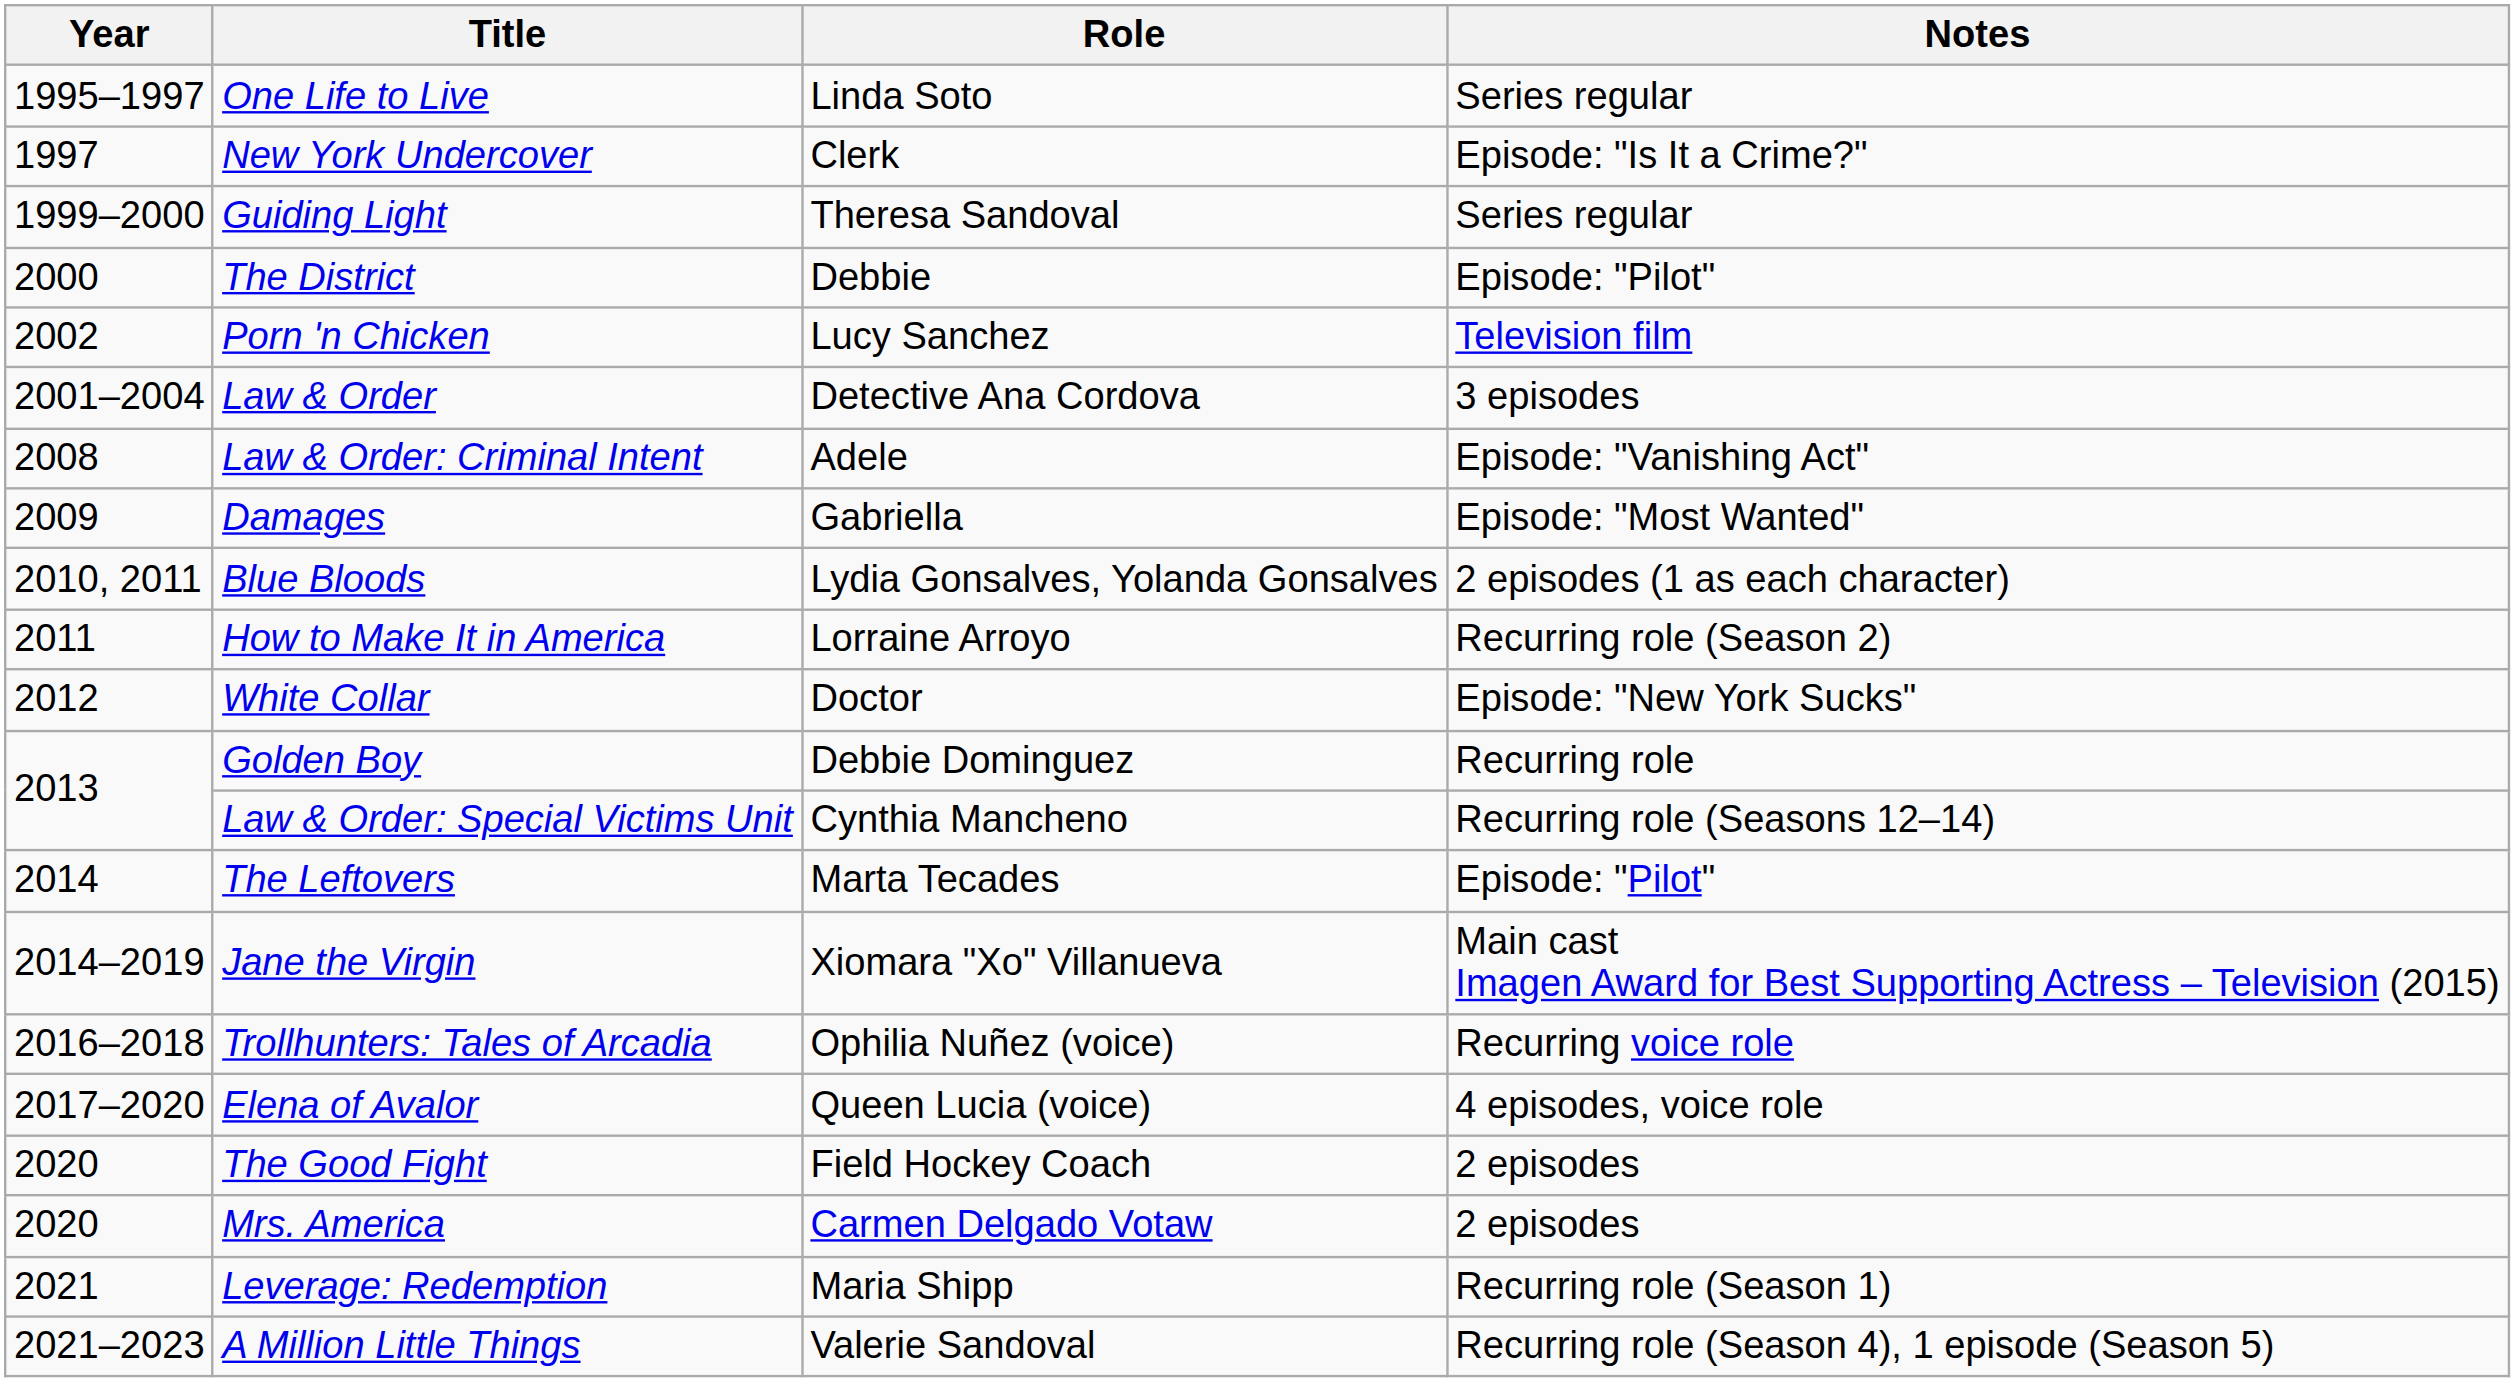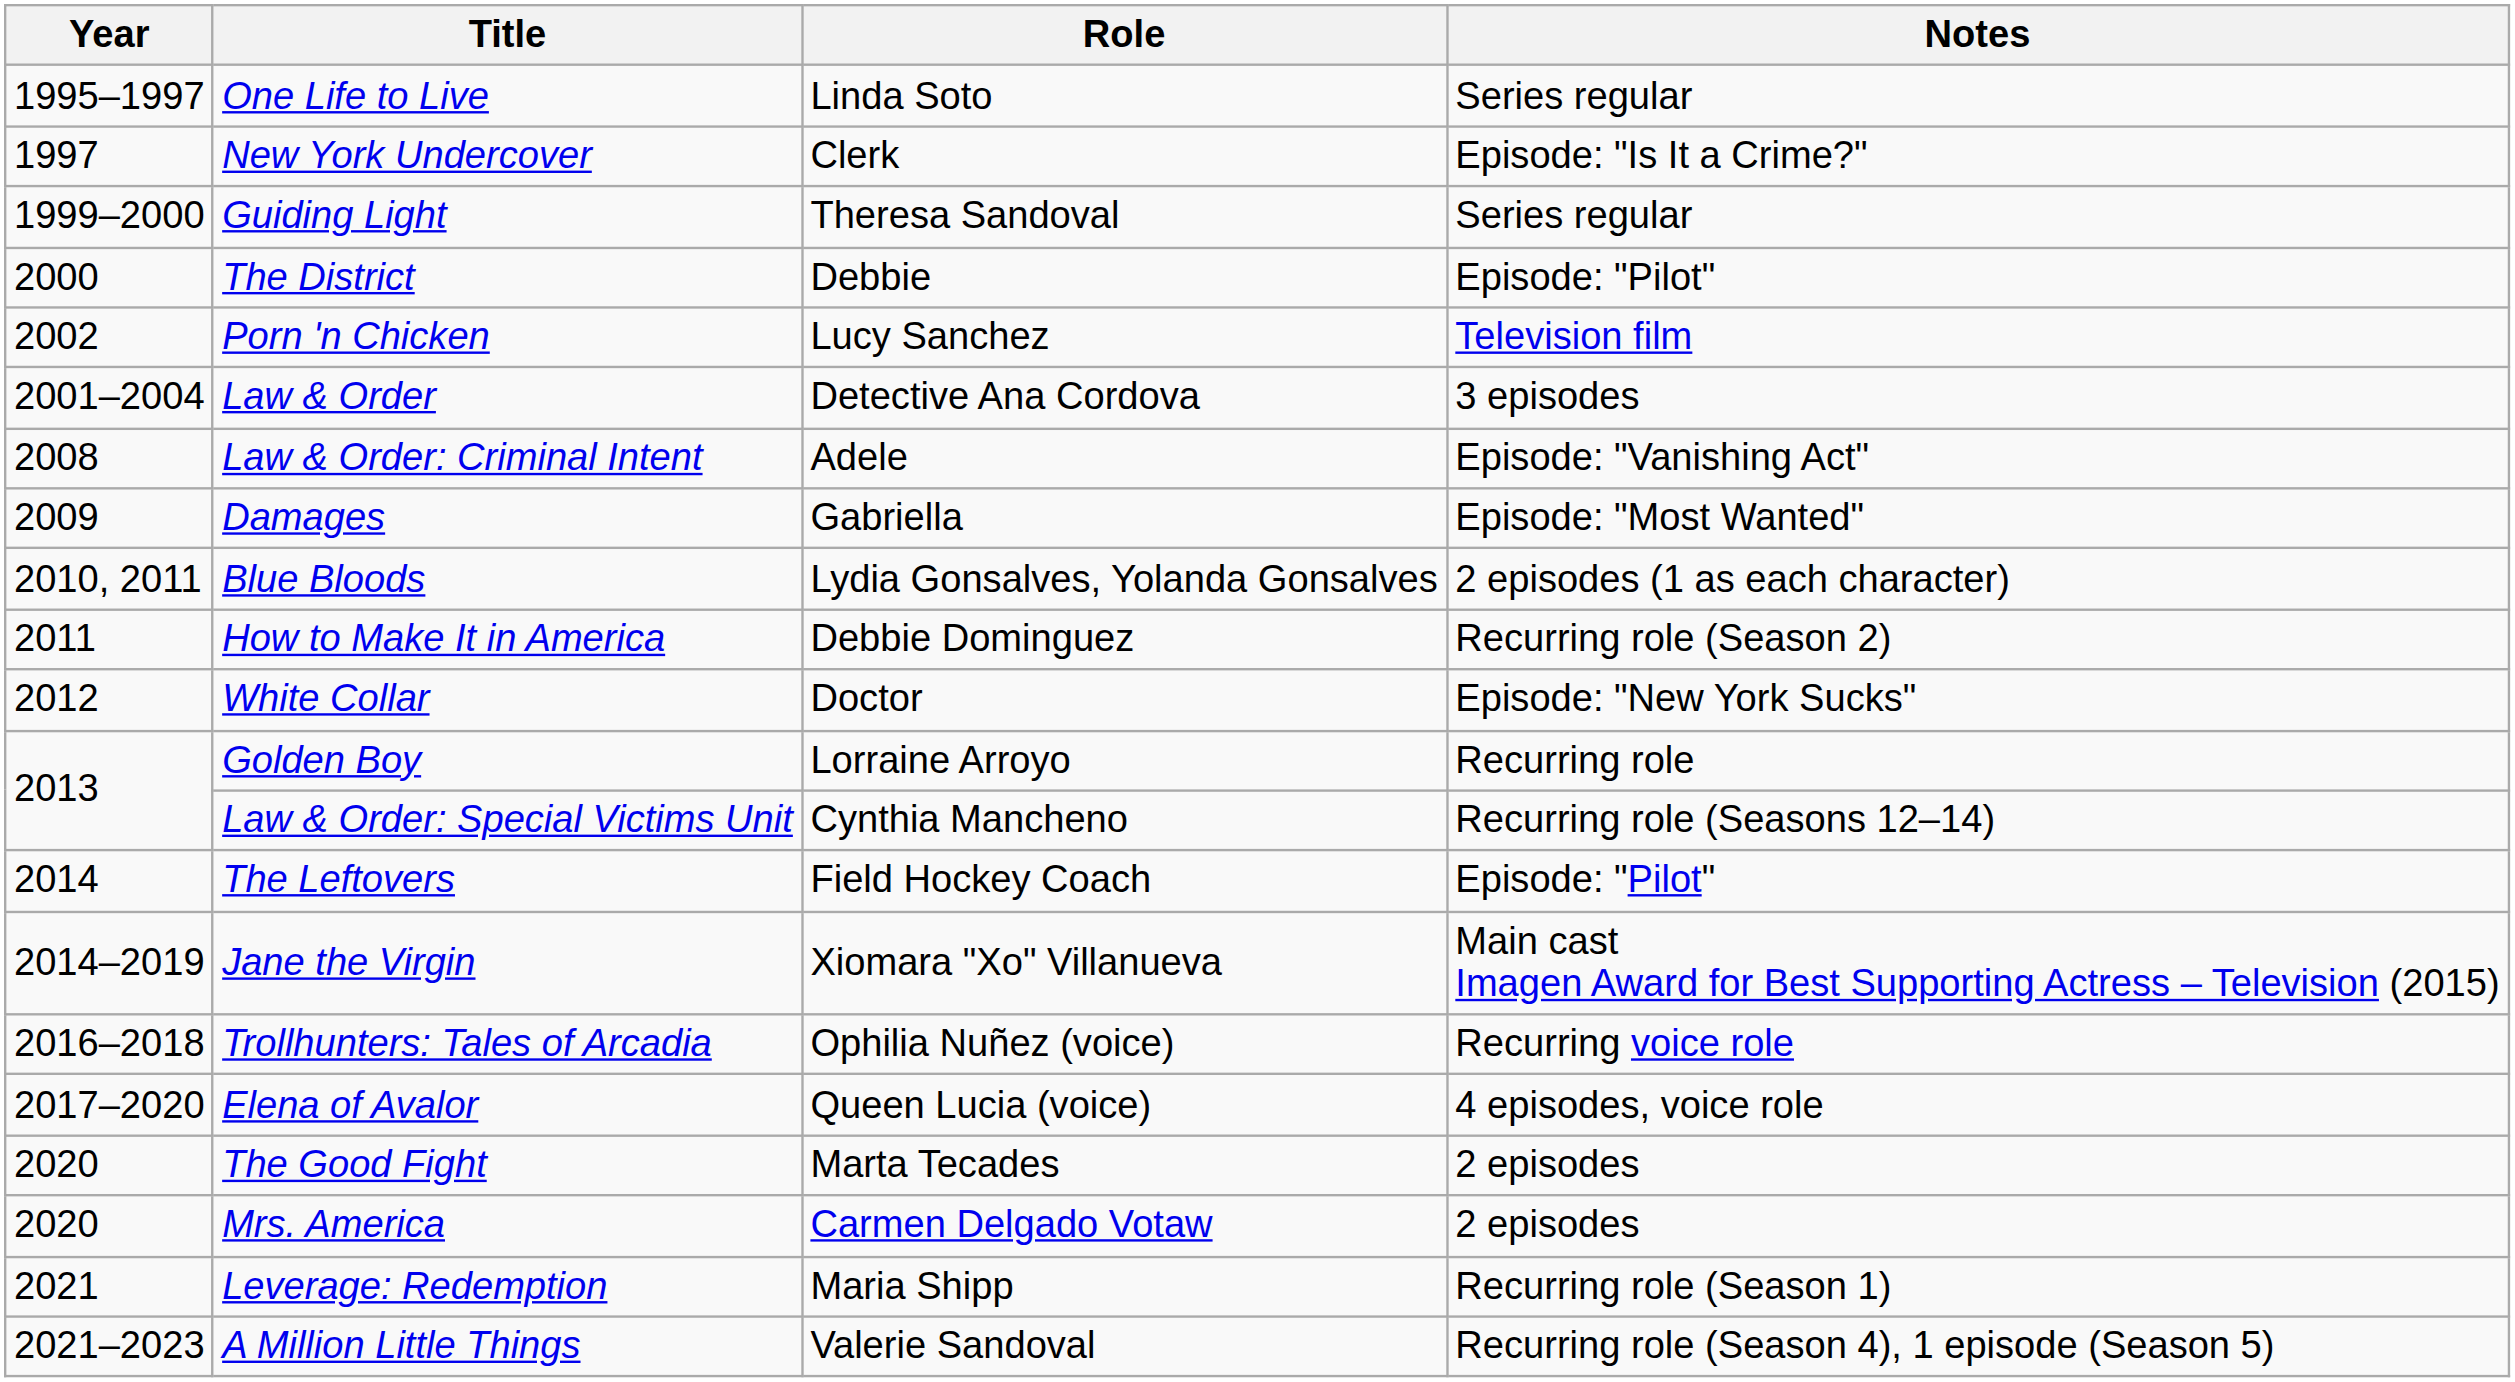(941, 638) Lorraine Arroyo -> (972, 638) Debbie Dominguez
(972, 759) Debbie Dominguez -> (941, 759) Lorraine Arroyo
(935, 880) Marta Tecades -> (981, 880) Field Hockey Coach
(981, 1164) Field Hockey Coach -> (935, 1164) Marta Tecades
